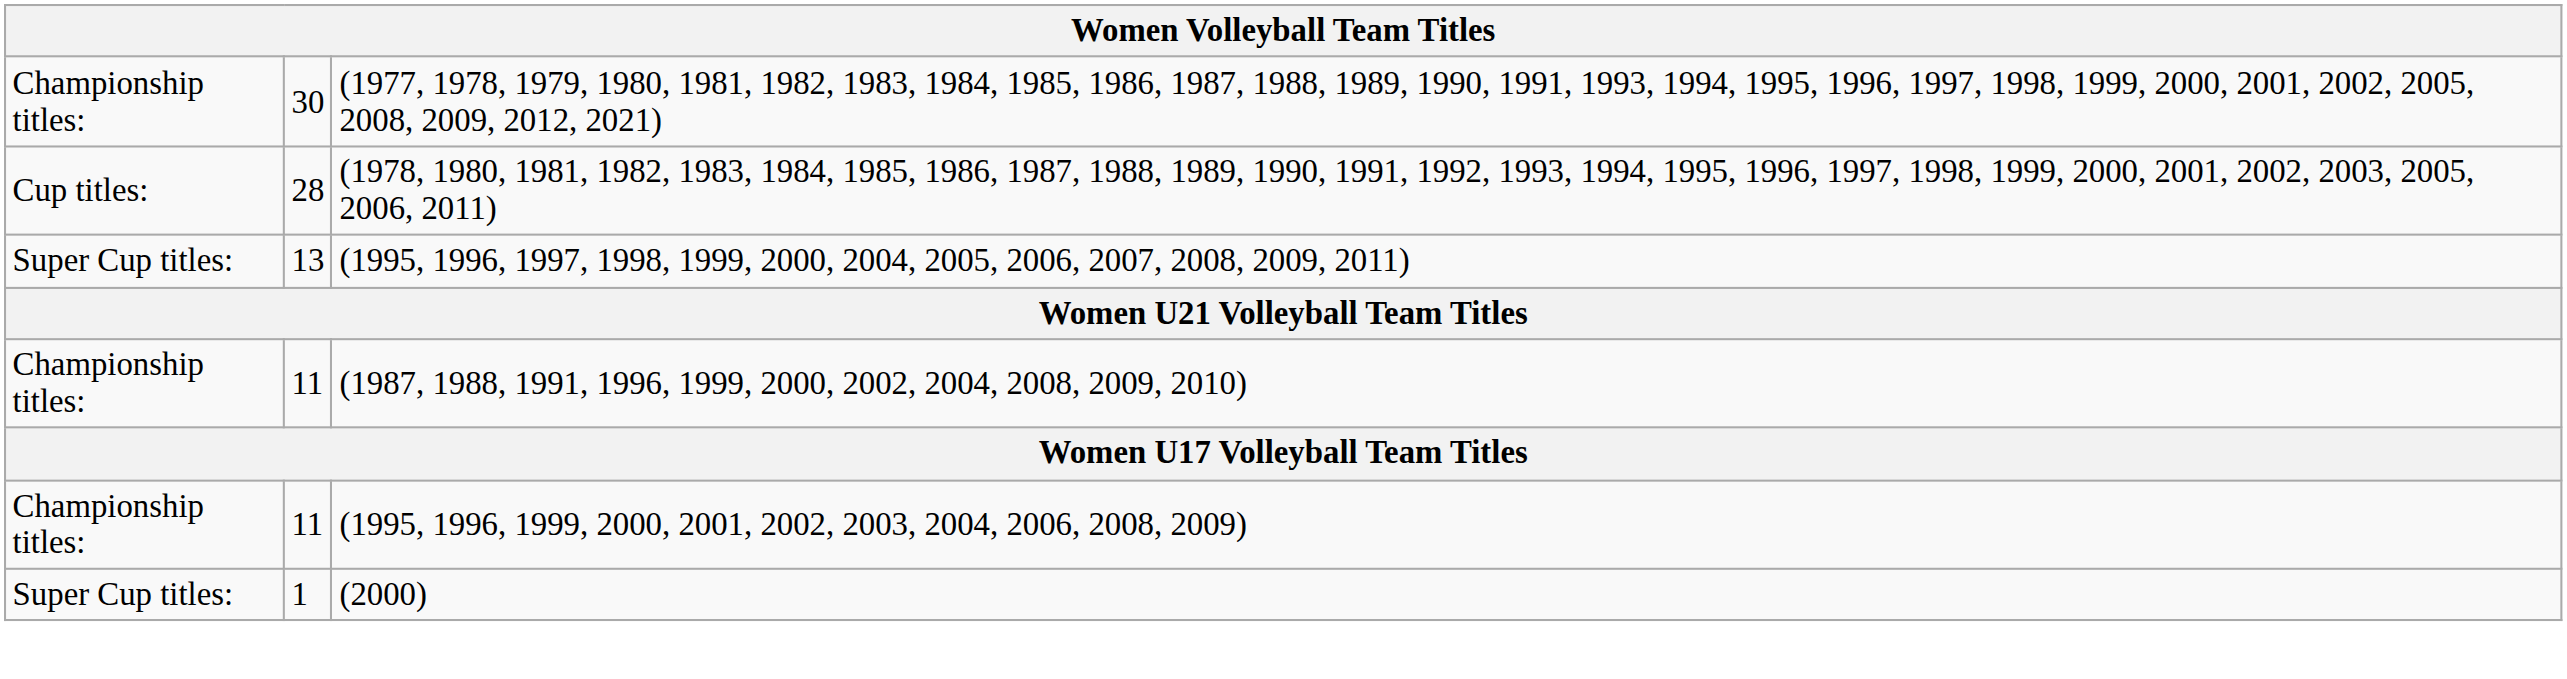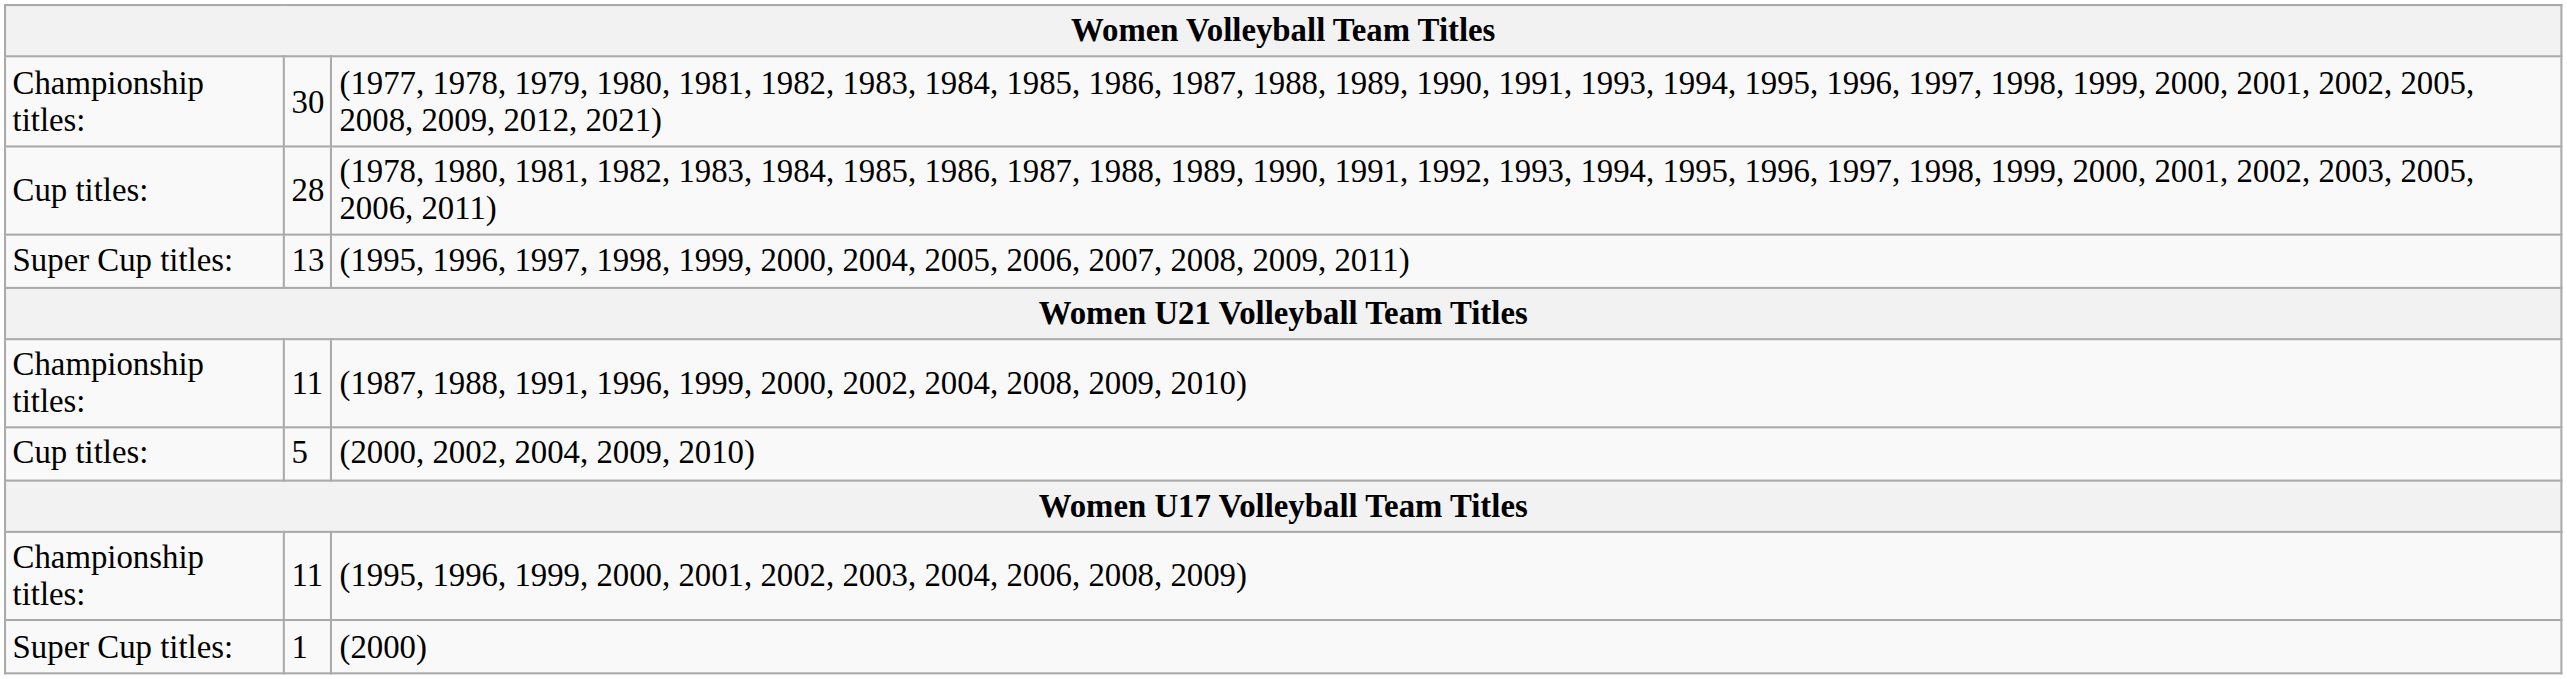+ row: (547, 453)
